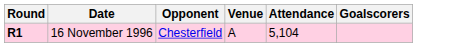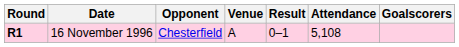+ column: (287, 14)
(284, 33) 5,104 -> (326, 33) 5,108
